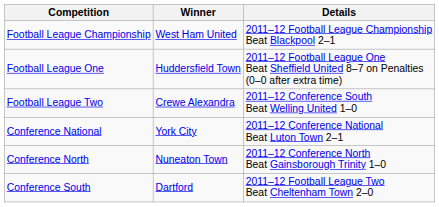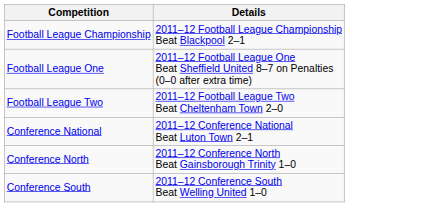- column: (198, 12)
(309, 103) 2011–12 Conference South Beat Welling United 1–0 -> (225, 103) 2011–12 Football League Two Beat Cheltenham Town 2–0
(315, 187) 2011–12 Football League Two Beat Cheltenham Town 2–0 -> (219, 187) 2011–12 Conference South Beat Welling United 1–0
